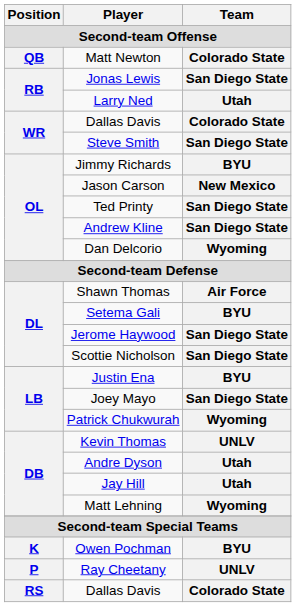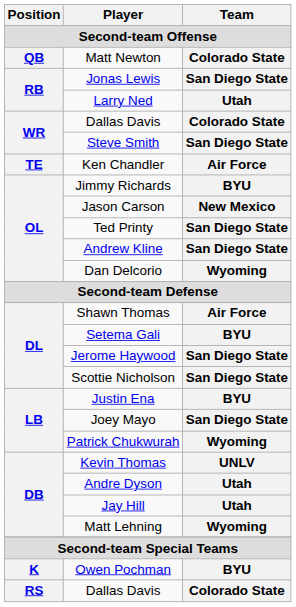+ row: (34, 164)
- row: (34, 569)
